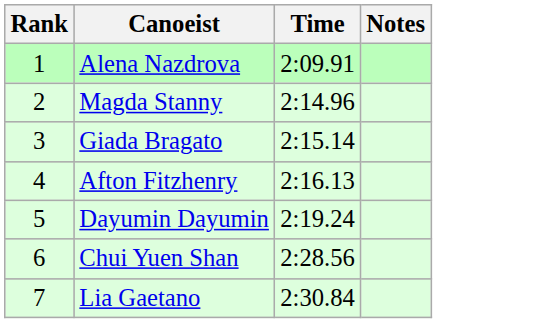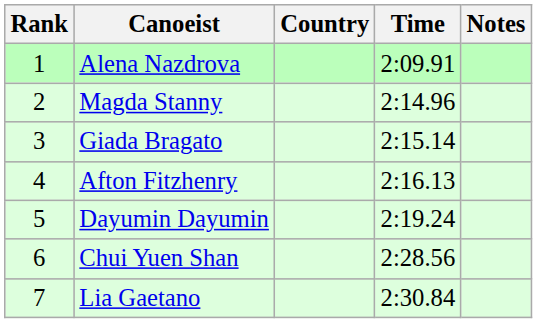+ column: (325, 24)
